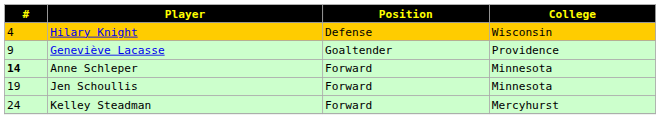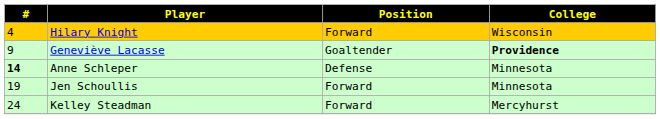(349, 32) Defense -> (349, 32) Forward
(525, 50) normal -> (525, 50) bold
(349, 68) Forward -> (349, 68) Defense
